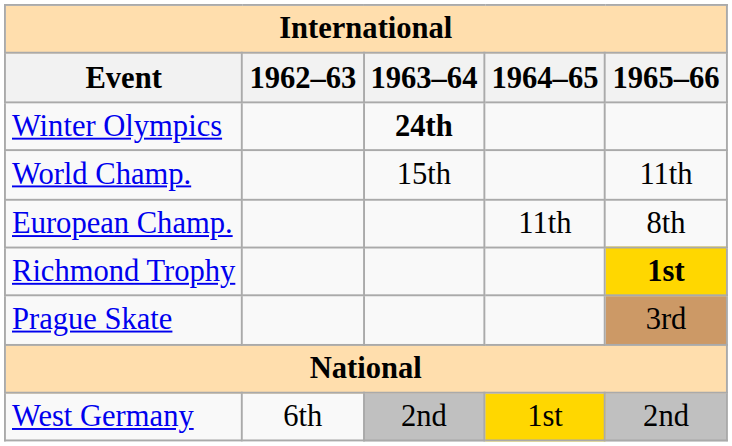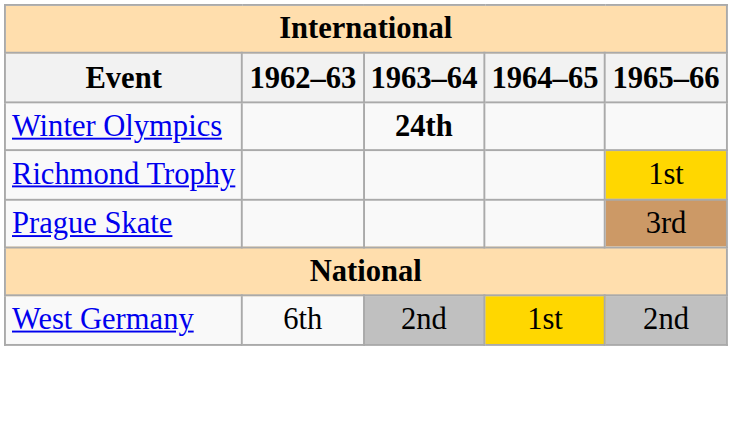- row: (102, 174)
- row: (122, 222)
(666, 271) bold -> (666, 174) normal
